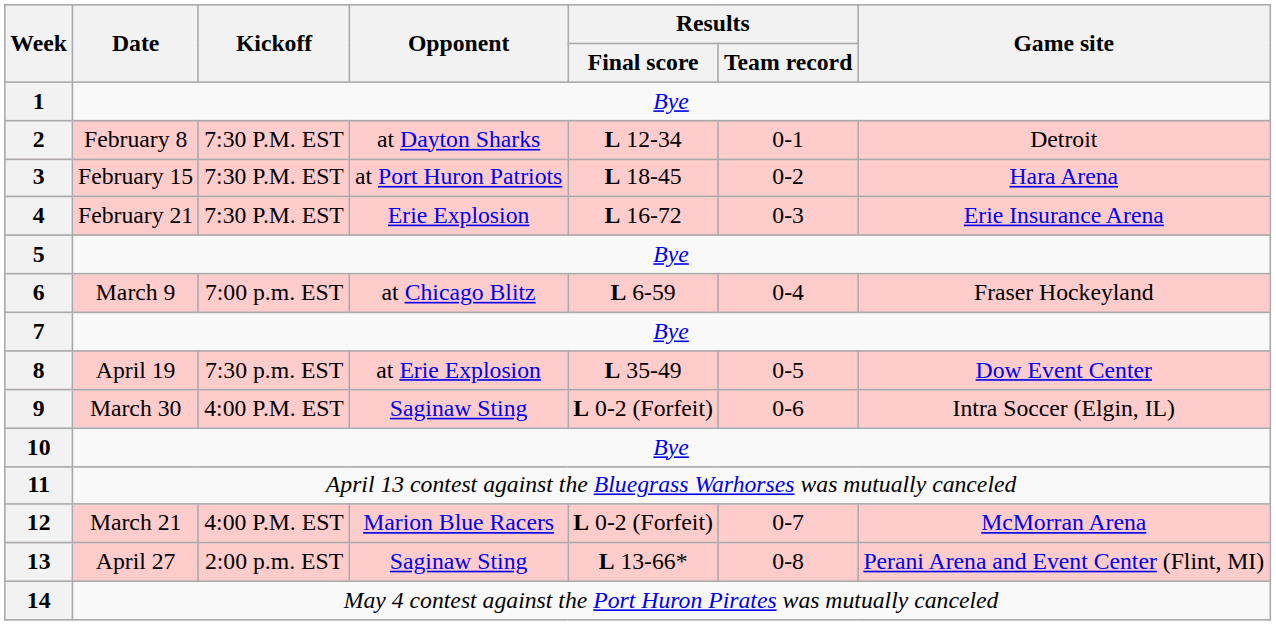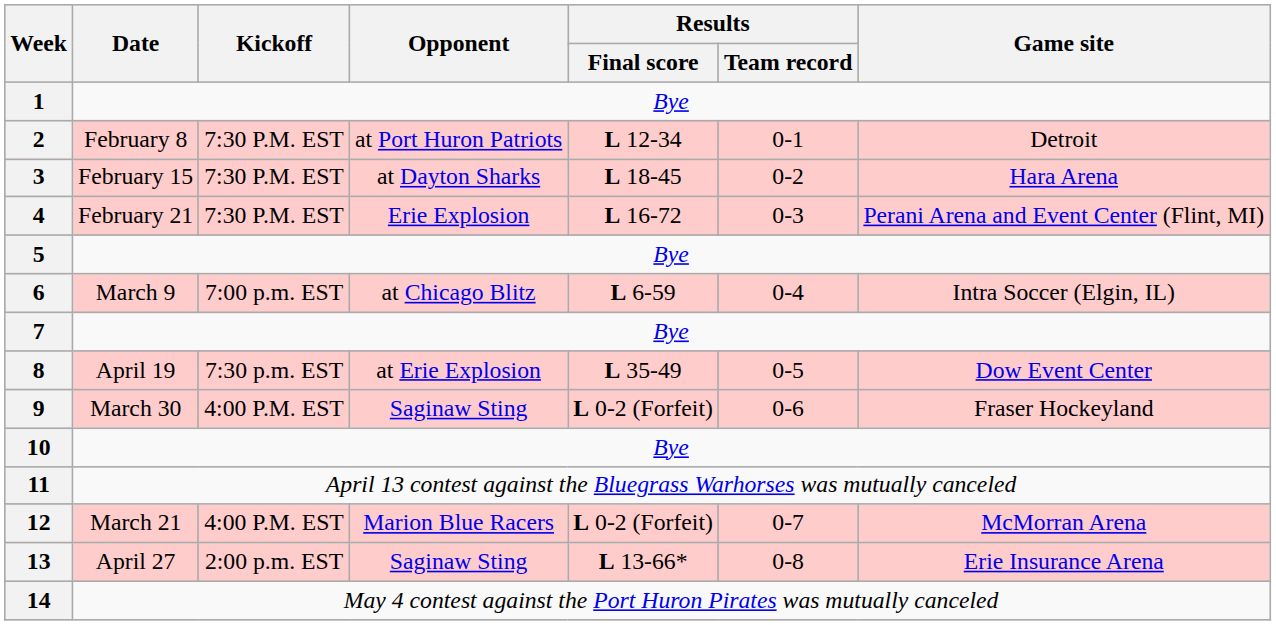(459, 138) at Dayton Sharks -> (459, 138) at Port Huron Patriots
(459, 177) at Port Huron Patriots -> (459, 177) at Dayton Sharks
(1064, 215) Erie Insurance Arena -> (1064, 215) Perani Arena and Event Center (Flint, MI)
(1064, 292) Fraser Hockeyland -> (1064, 292) Intra Soccer (Elgin, IL)
(1064, 407) Intra Soccer (Elgin, IL) -> (1064, 407) Fraser Hockeyland
(1064, 561) Perani Arena and Event Center (Flint, MI) -> (1064, 561) Erie Insurance Arena
